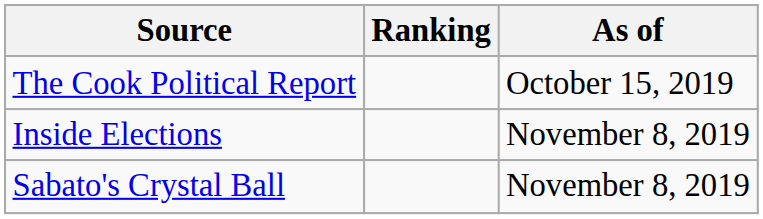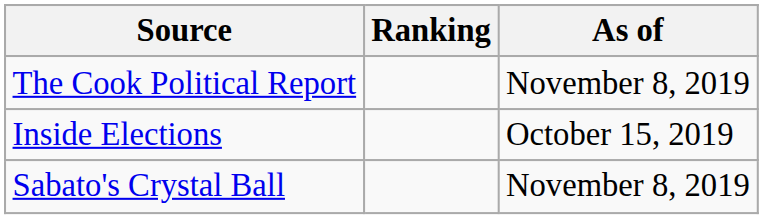(620, 82) October 15, 2019 -> (628, 82) November 8, 2019
(628, 133) November 8, 2019 -> (620, 133) October 15, 2019
